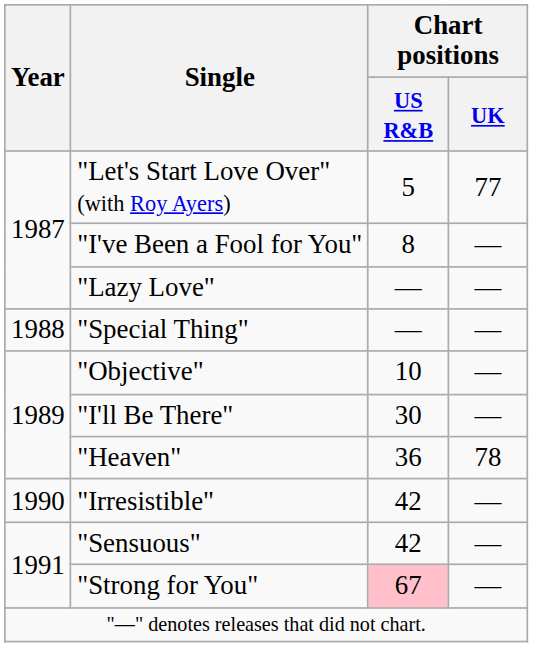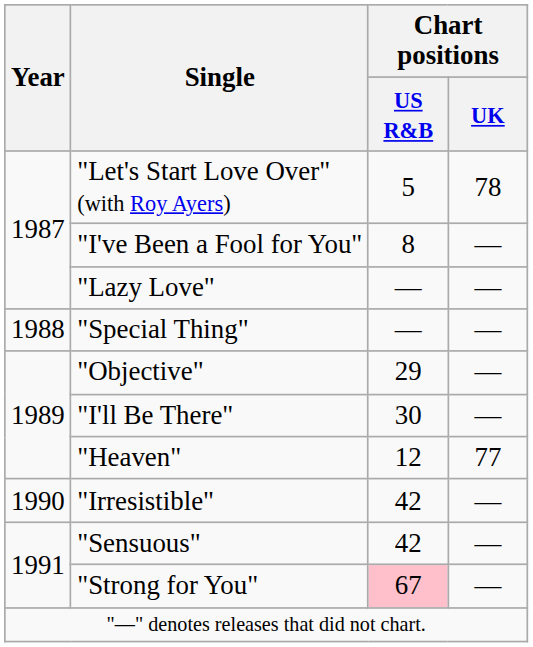(488, 186) 77 -> (488, 186) 78
(408, 372) 10 -> (408, 372) 29
(408, 457) 36 -> (408, 457) 12
(488, 457) 78 -> (488, 457) 77
